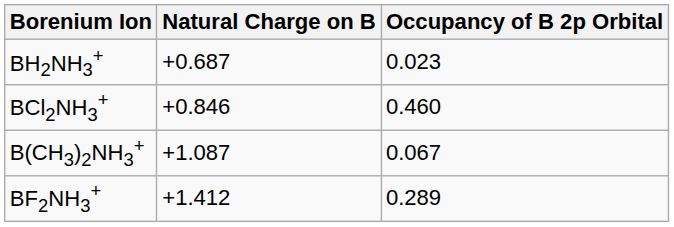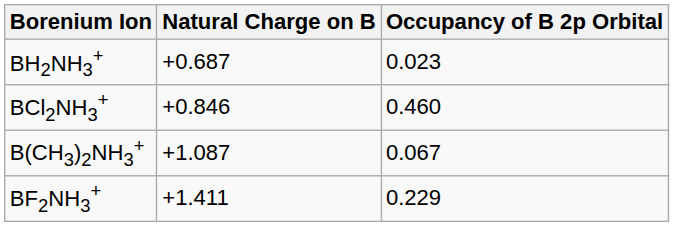(196, 198) +1.412 -> (196, 198) +1.411
(414, 198) 0.289 -> (414, 198) 0.229
